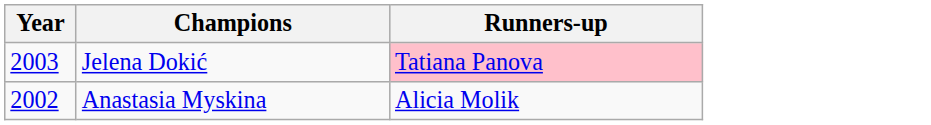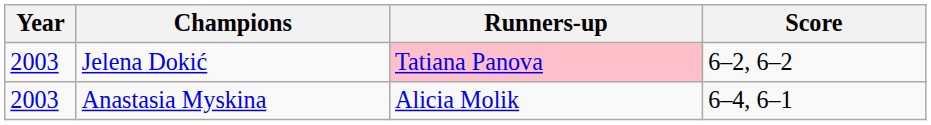+ column: (814, 23)
(34, 100) 2002 -> (34, 100) 2003
